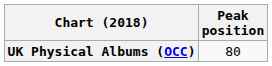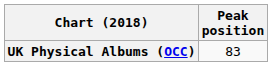(233, 51) 80 -> (233, 51) 83
